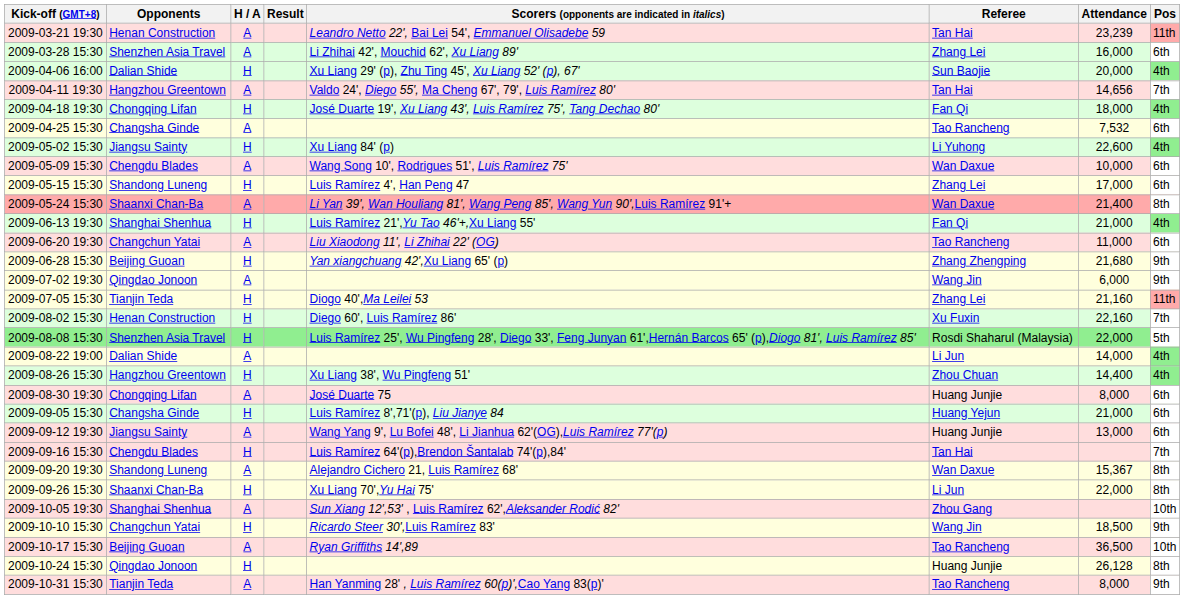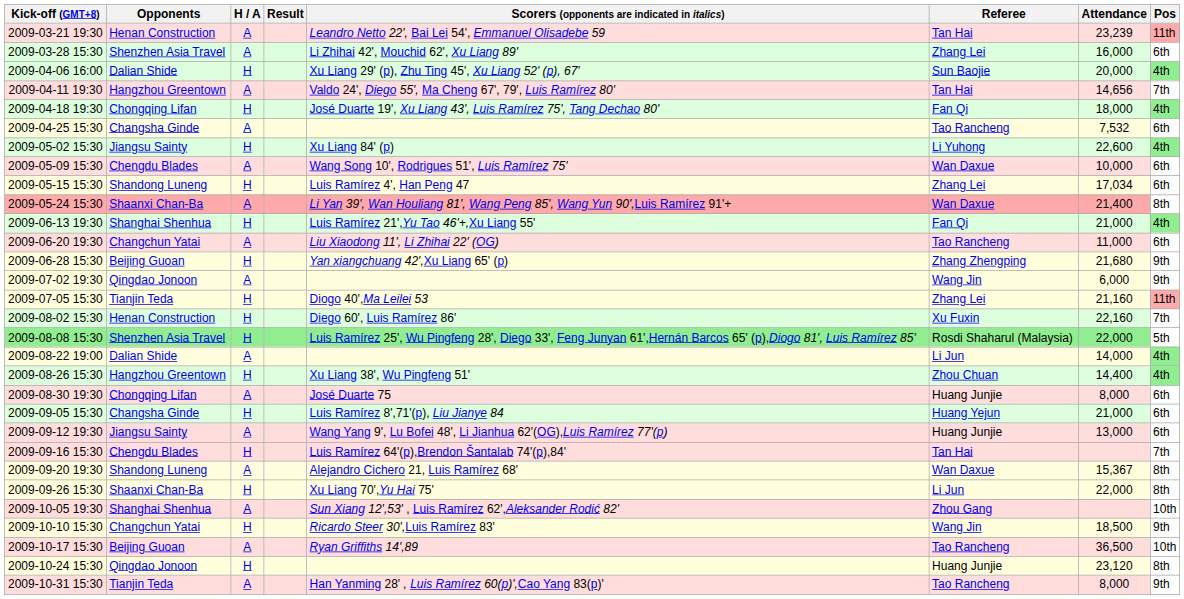(1114, 185) 17,000 -> (1114, 185) 17,034
(1114, 565) 26,128 -> (1114, 565) 23,120
